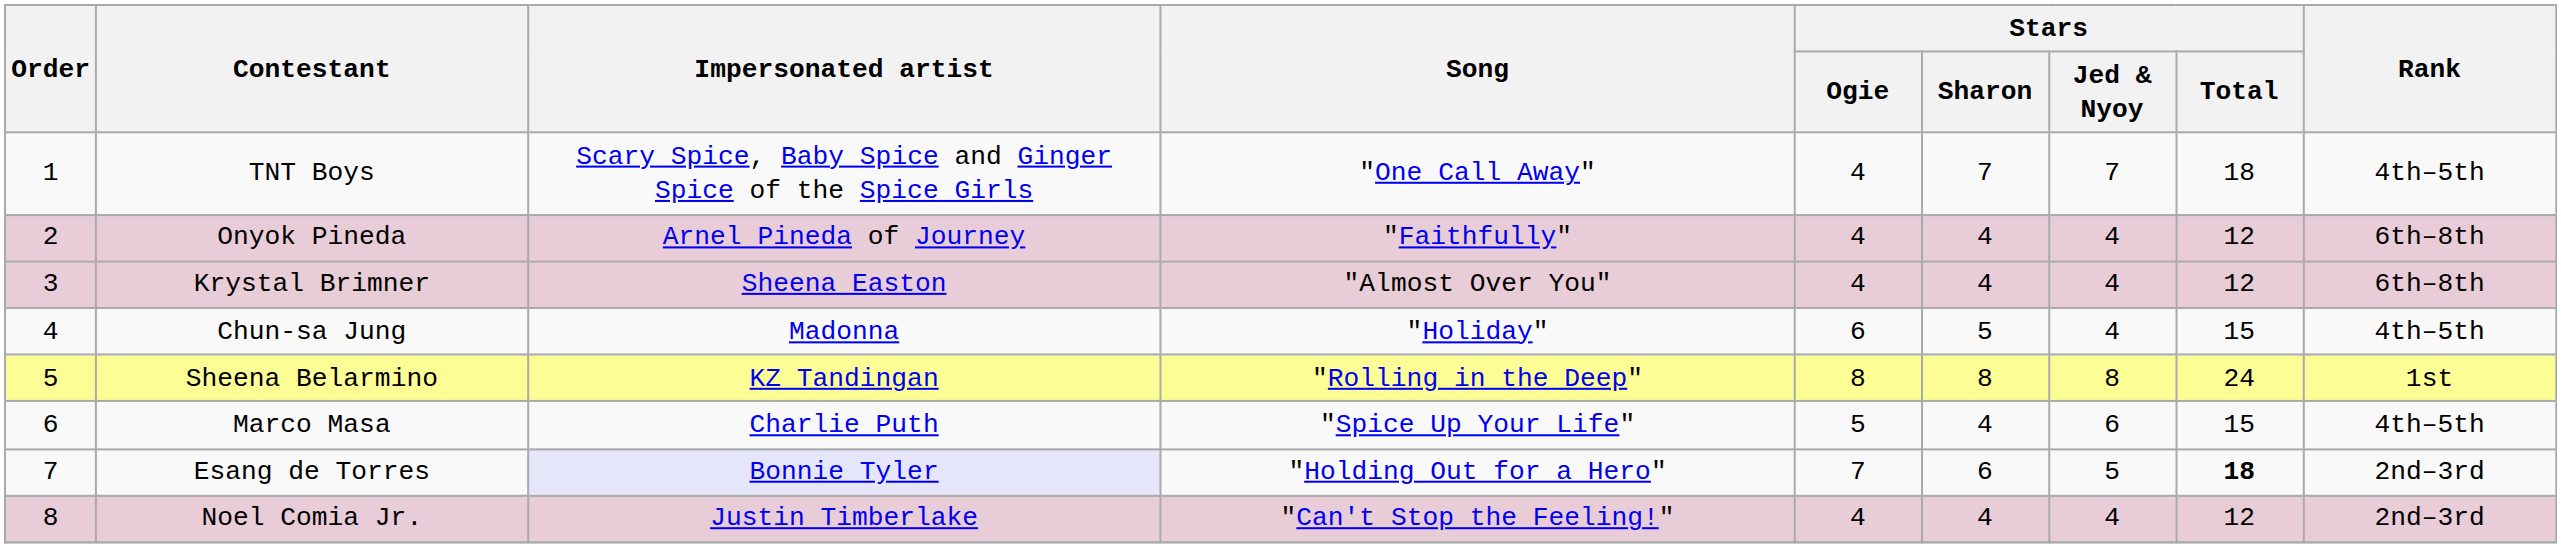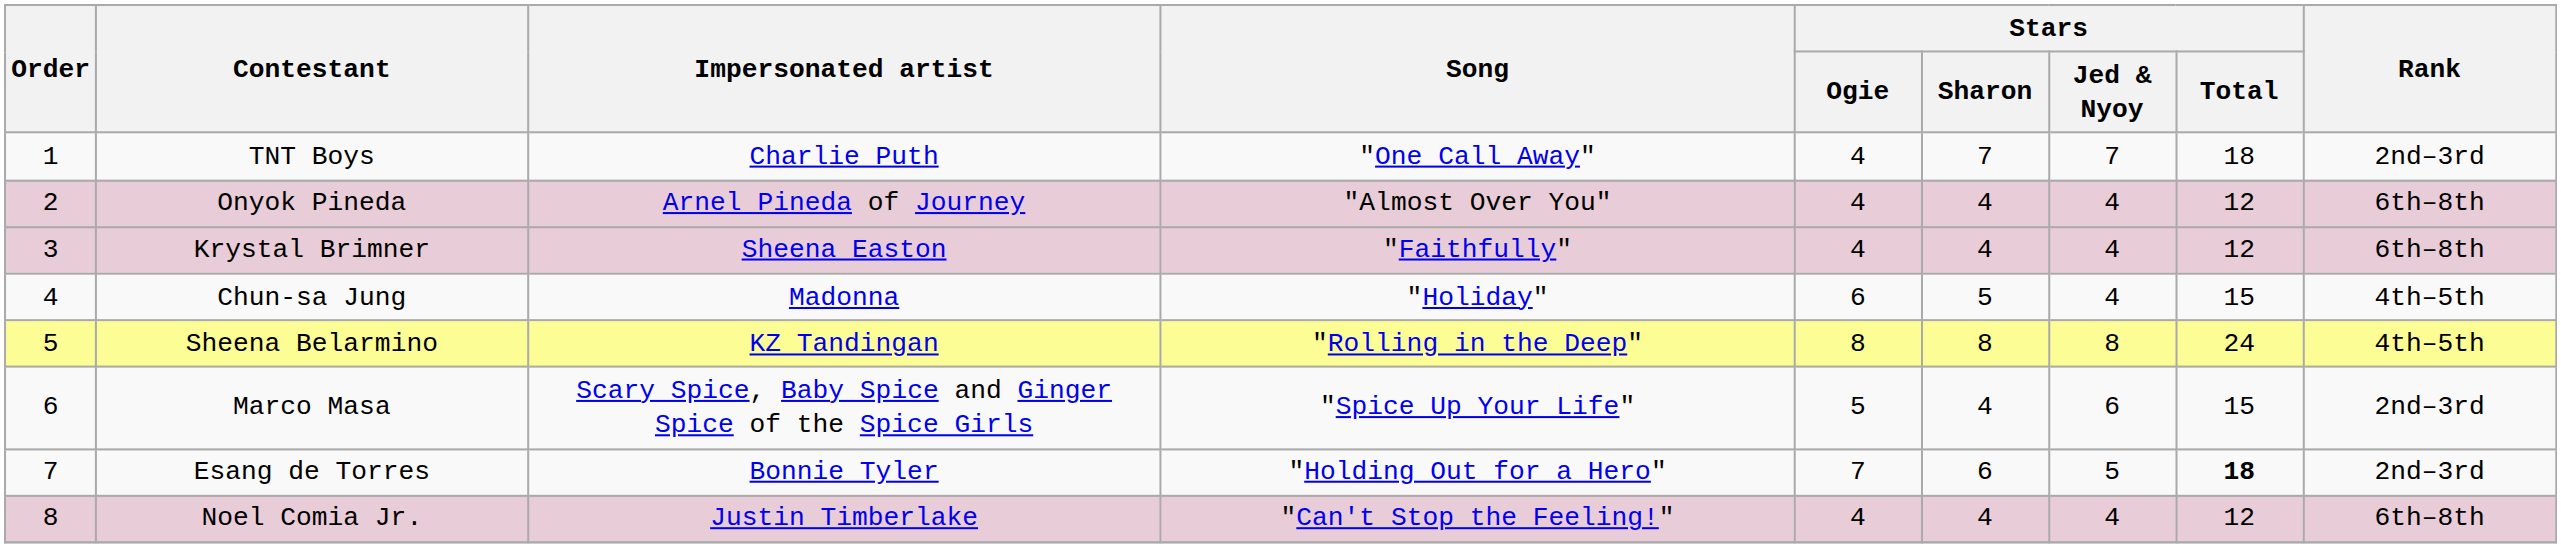(844, 174) Scary Spice, Baby Spice and Ginger Spice of the Spice Girls -> (844, 156) Charlie Puth
(2430, 174) 4th–5th -> (2430, 156) 2nd–3rd
(1478, 238) "Faithfully" -> (1478, 203) "Almost Over You"
(1478, 284) "Almost Over You" -> (1478, 250) "Faithfully"
(2430, 378) 1st -> (2430, 344) 4th–5th
(844, 425) Charlie Puth -> (844, 408) Scary Spice, Baby Spice and Ginger Spice of the Spice Girls
(2430, 425) 4th–5th -> (2430, 408) 2nd–3rd
(844, 472) lavender background -> (844, 472) no background
(2430, 519) 2nd–3rd -> (2430, 519) 6th–8th
